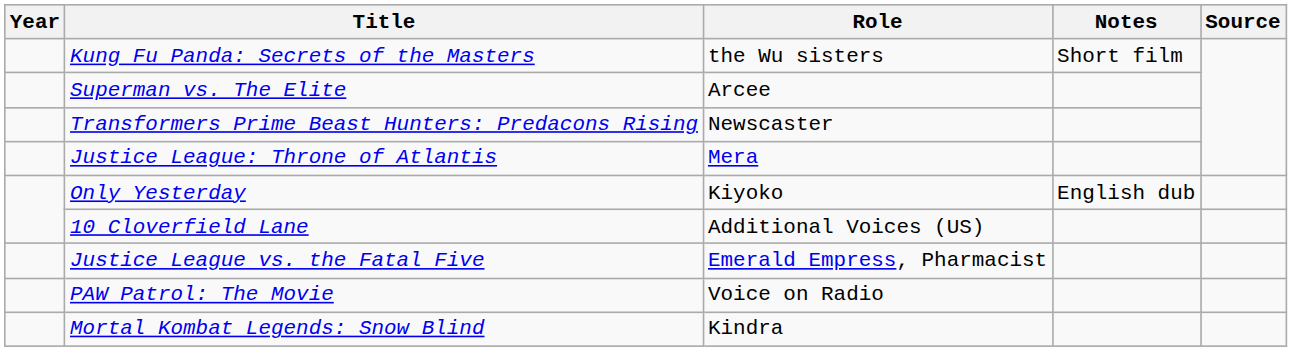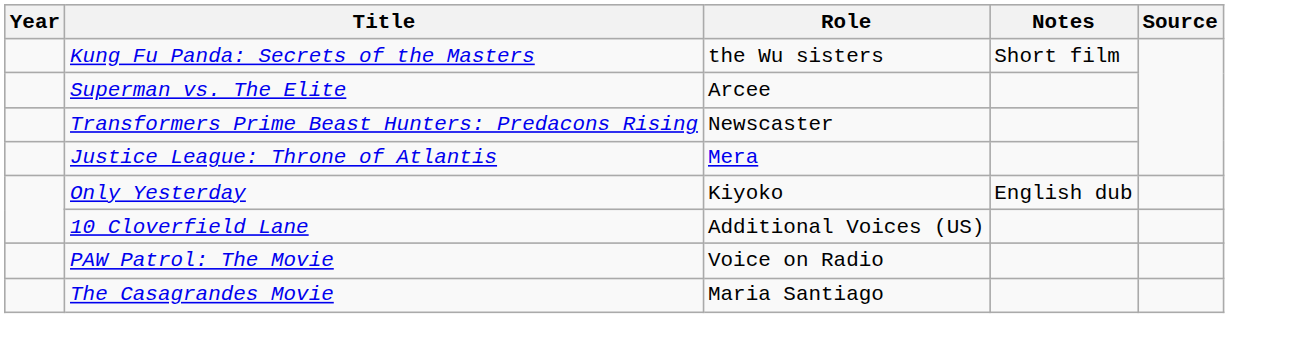- row: (277, 261)
- row: (277, 329)
+ row: (202, 295)
